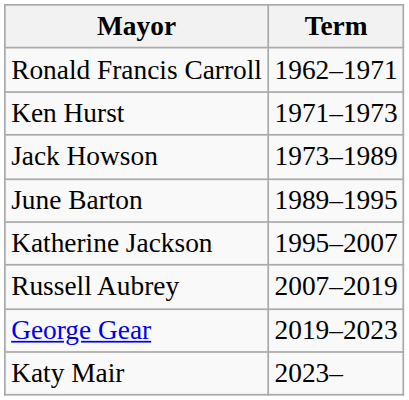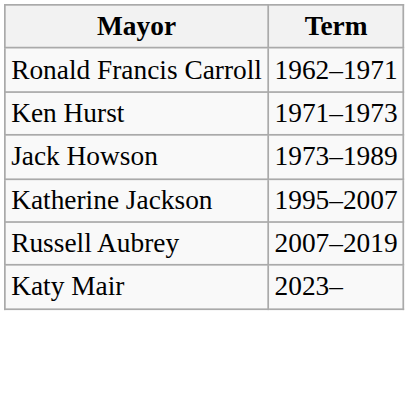- row: (77, 199)
- row: (81, 329)
